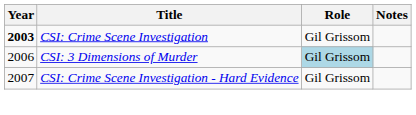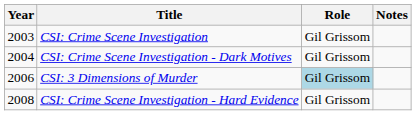(21, 36) bold -> (21, 36) normal
+ row: (166, 57)
(21, 78) 2007 -> (21, 99) 2008
